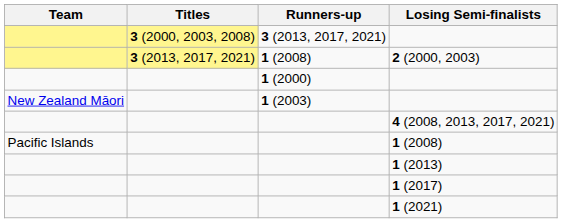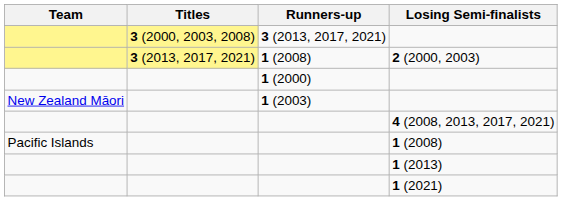- row: (324, 186)
